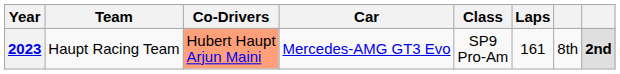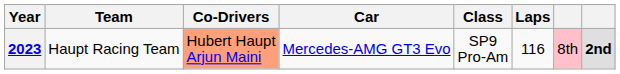(533, 49) 161 -> (533, 49) 116
(568, 49) no background -> (568, 49) pink background
